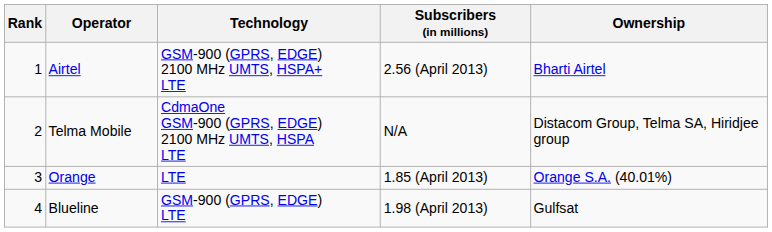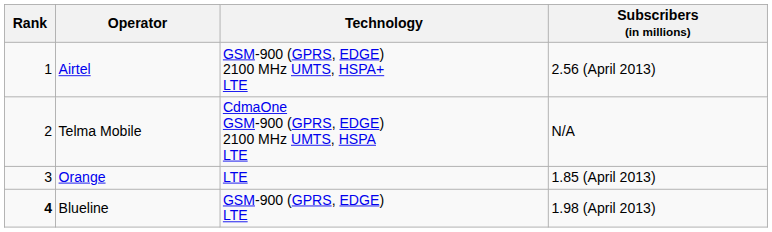- column: (649, 23)
(38, 207) normal -> (48, 207) bold
